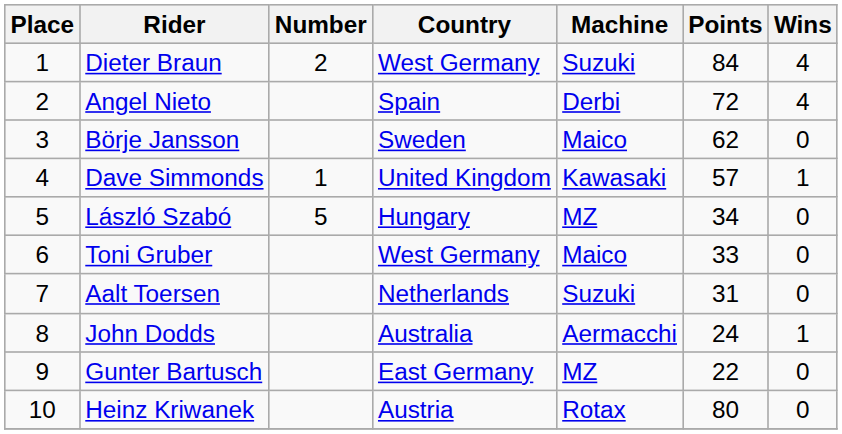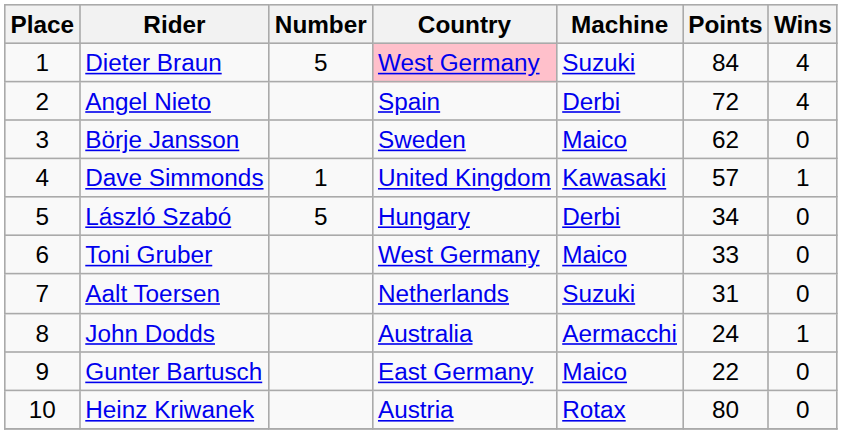(321, 63) 2 -> (321, 63) 5
(459, 63) no background -> (459, 63) pink background
(580, 217) MZ -> (591, 217) Derbi
(580, 371) MZ -> (595, 371) Maico
